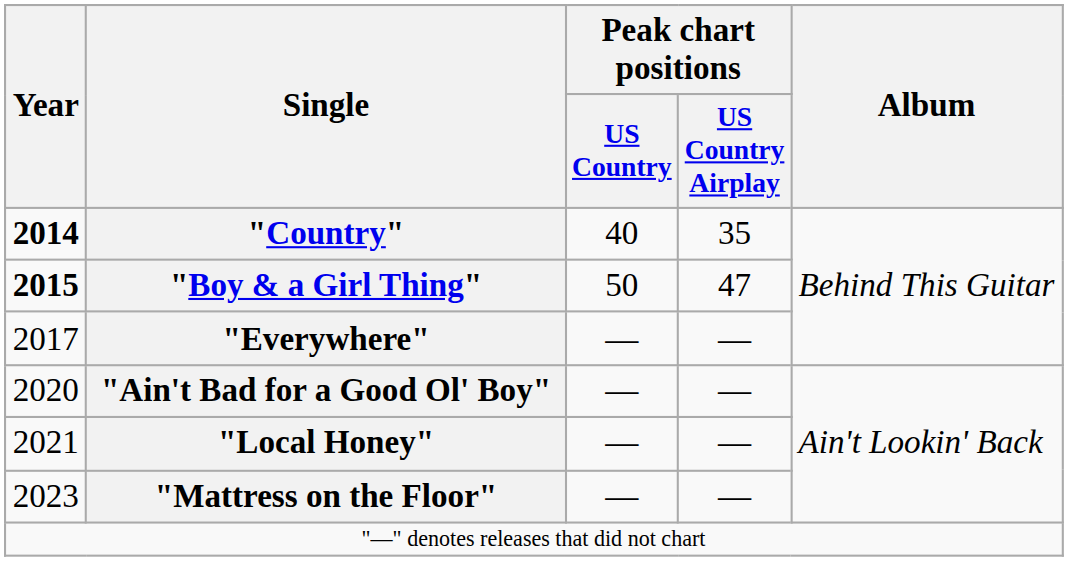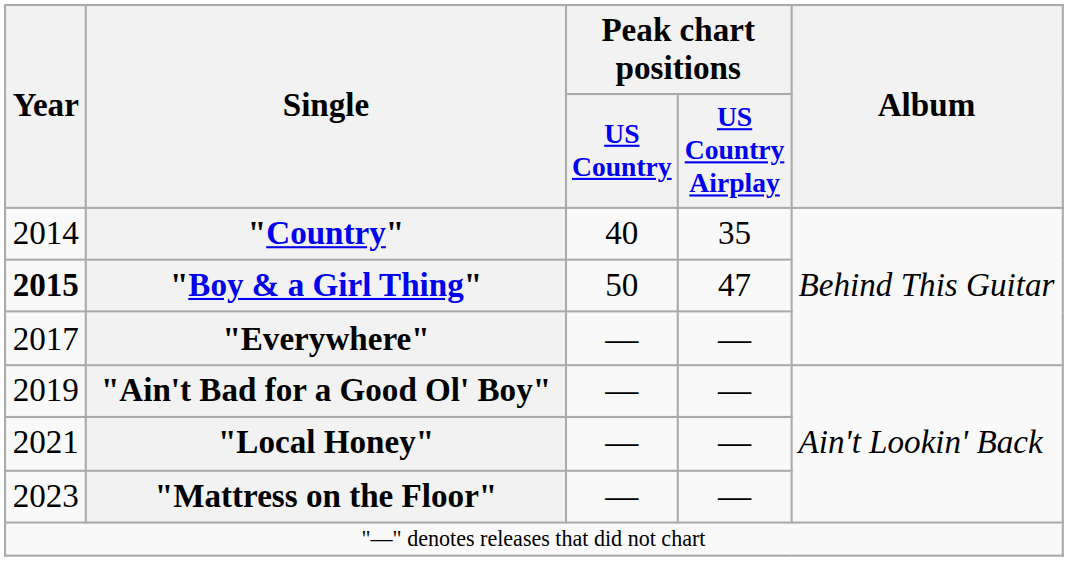(46, 232) bold -> (46, 232) normal
(46, 390) 2020 -> (46, 390) 2019
